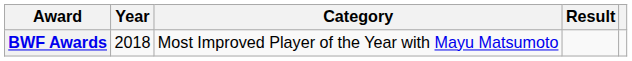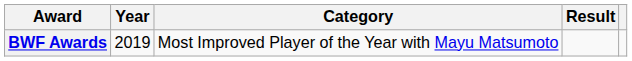(132, 42) 2018 -> (132, 42) 2019
